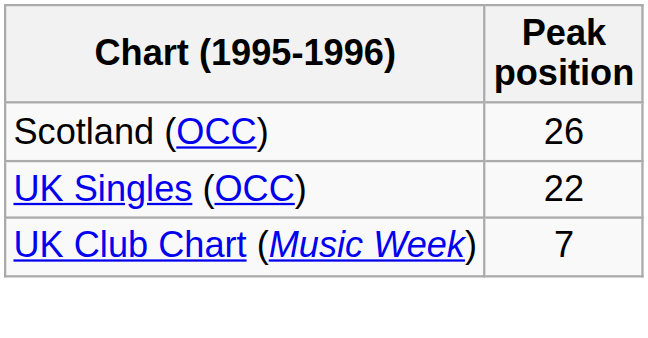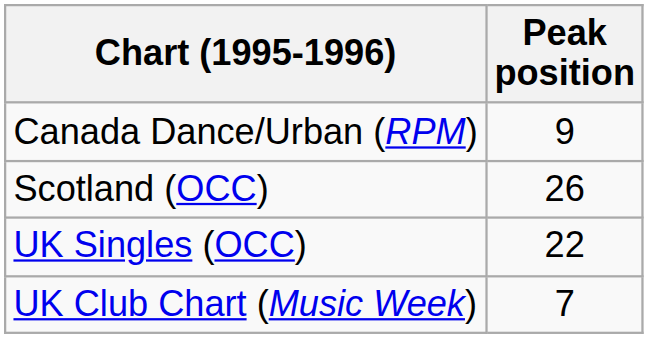+ row: (246, 131)
